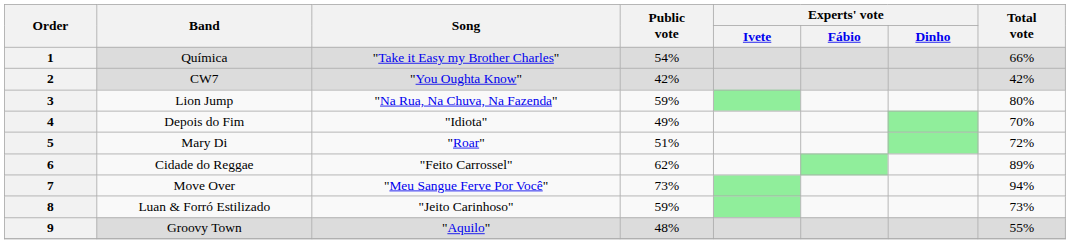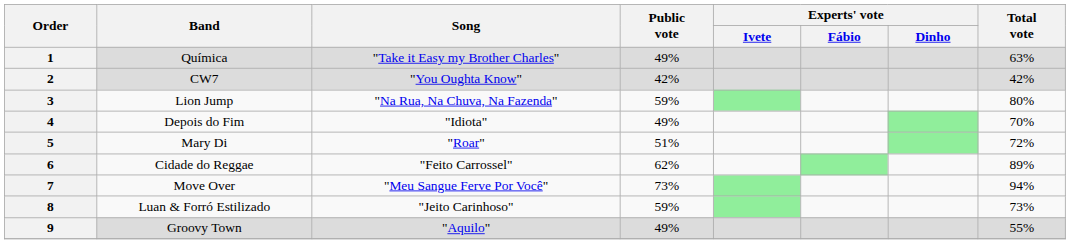(667, 57) 54% -> (667, 57) 49%
(1022, 57) 66% -> (1022, 57) 63%
(667, 228) 48% -> (667, 228) 49%
